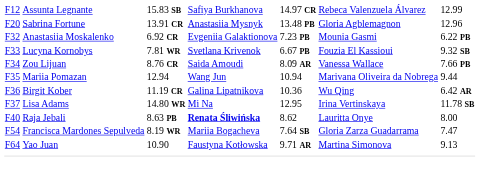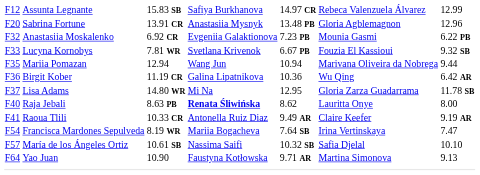- row: (44, 64)
(352, 104) Irina Vertinskaya -> (369, 91) Gloria Zarza Guadarrama
+ row: (44, 117)
(369, 131) Gloria Zarza Guadarrama -> (352, 131) Irina Vertinskaya
+ row: (75, 144)
